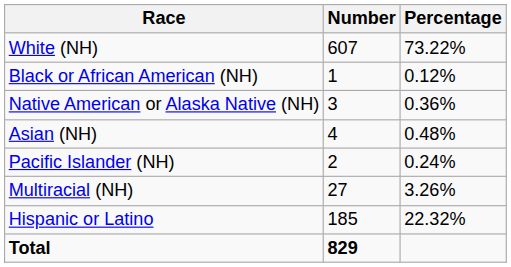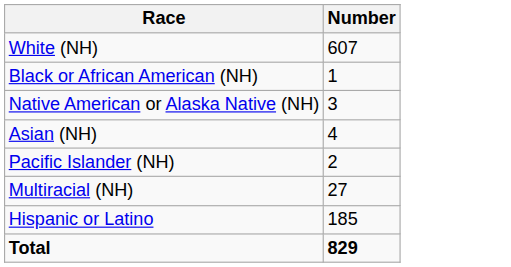- column: (453, 18)
